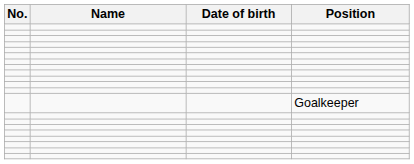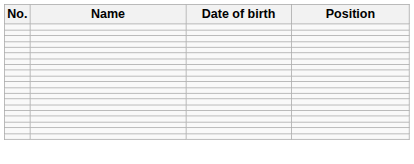- row: (17, 103)
